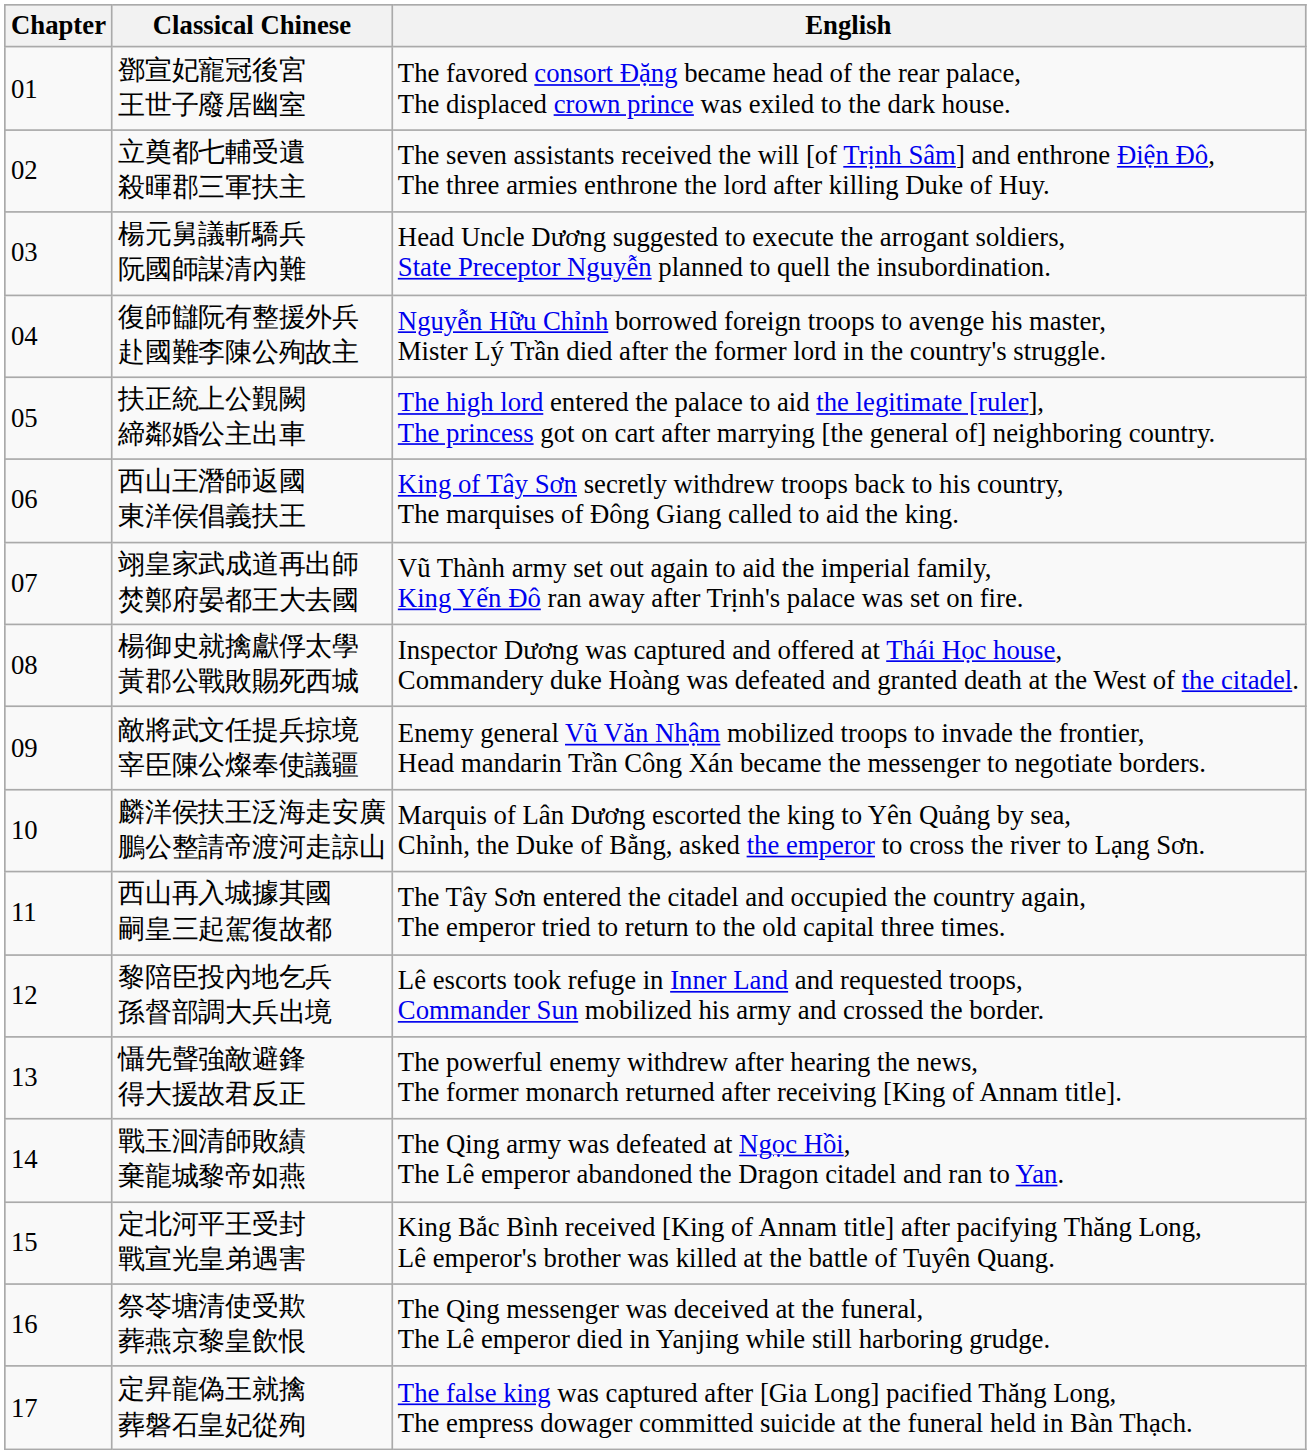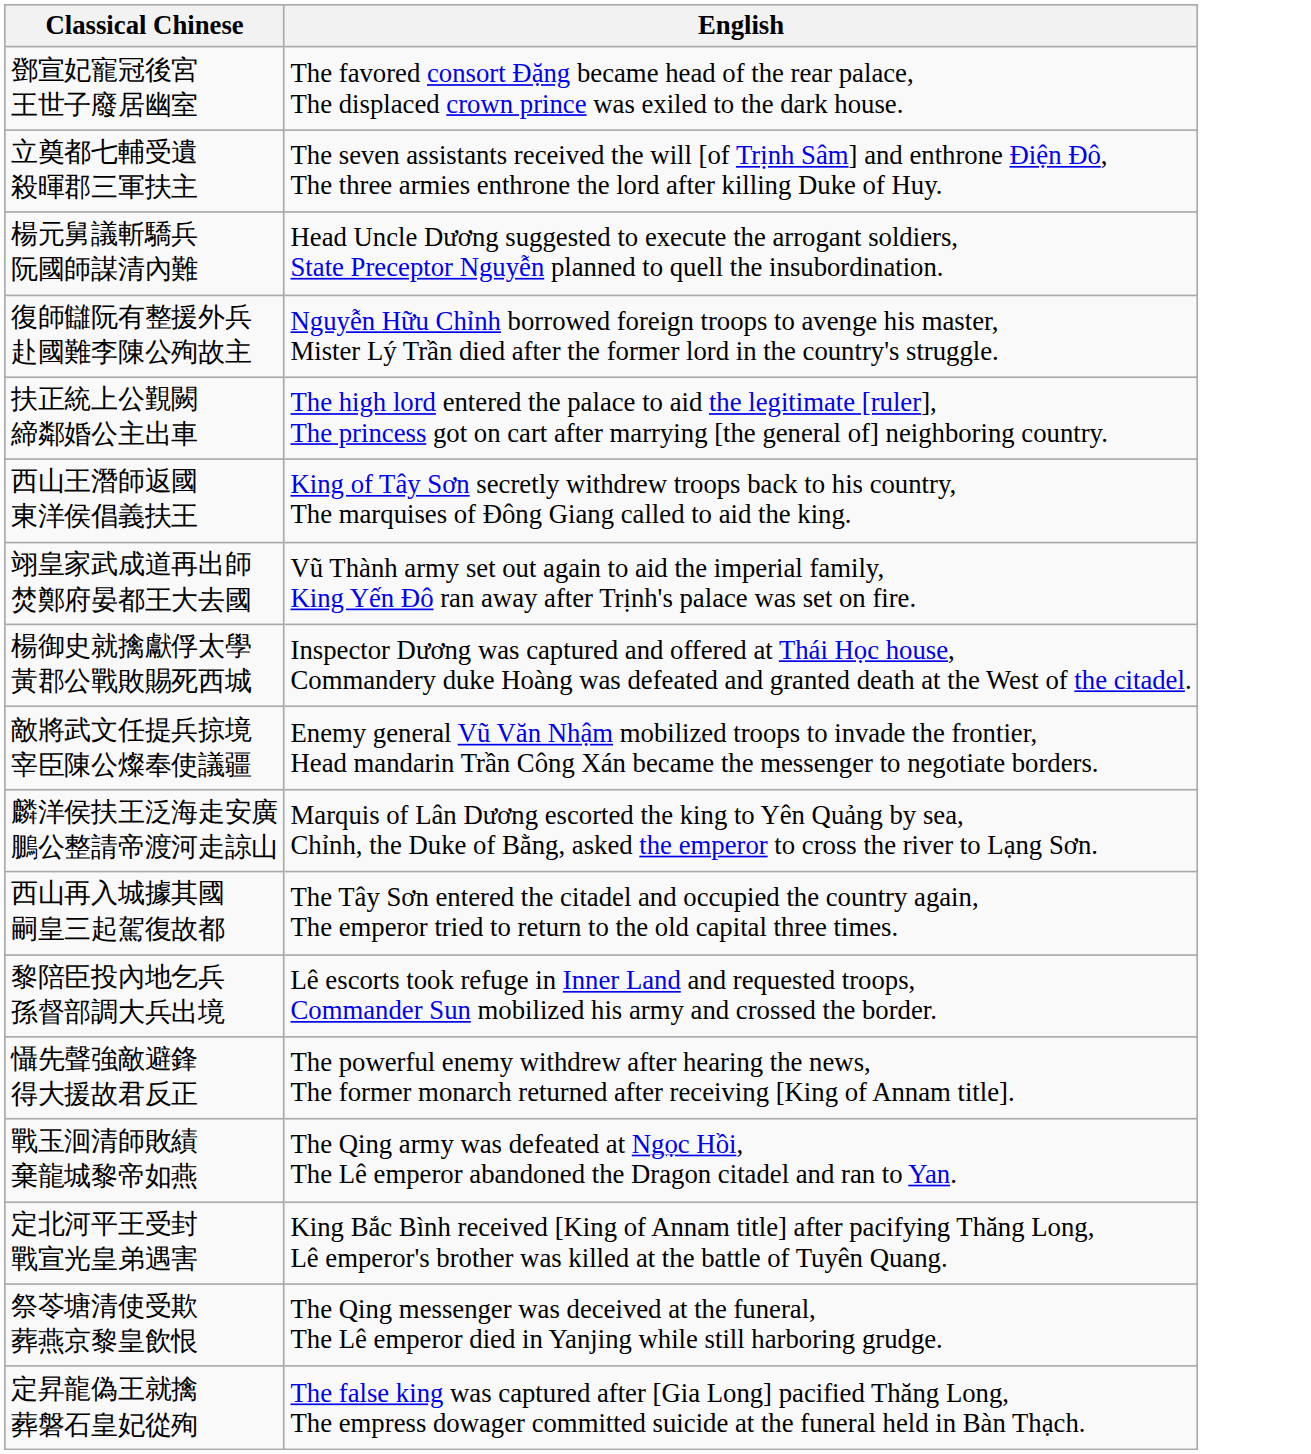- column: (58, 25)
